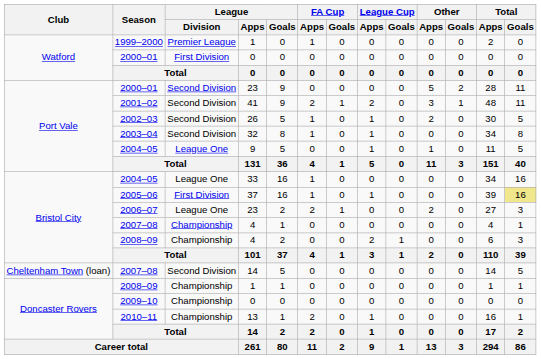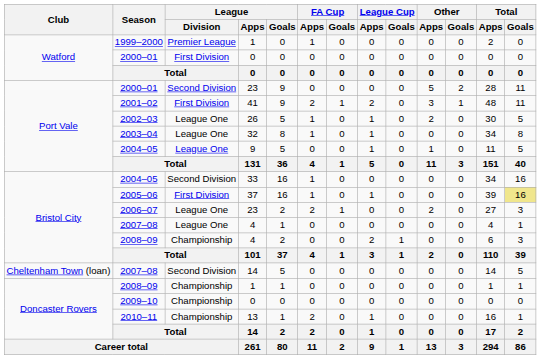(202, 103) Second Division -> (202, 103) First Division
(202, 118) Second Division -> (202, 118) League One
(202, 133) Second Division -> (202, 133) League One
(202, 179) League One -> (202, 179) Second Division
(202, 225) Championship -> (202, 225) League One
